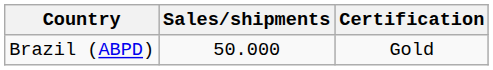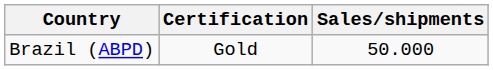columns swapped: (412, 20) <-> (247, 20)
